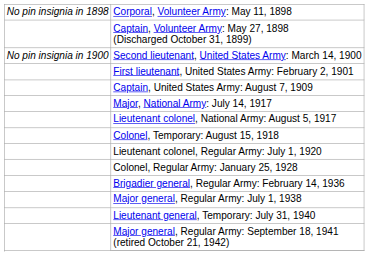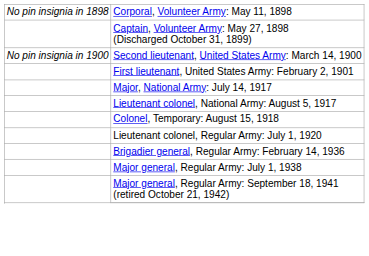- row: (213, 87)
- row: (205, 167)
- row: (214, 215)
